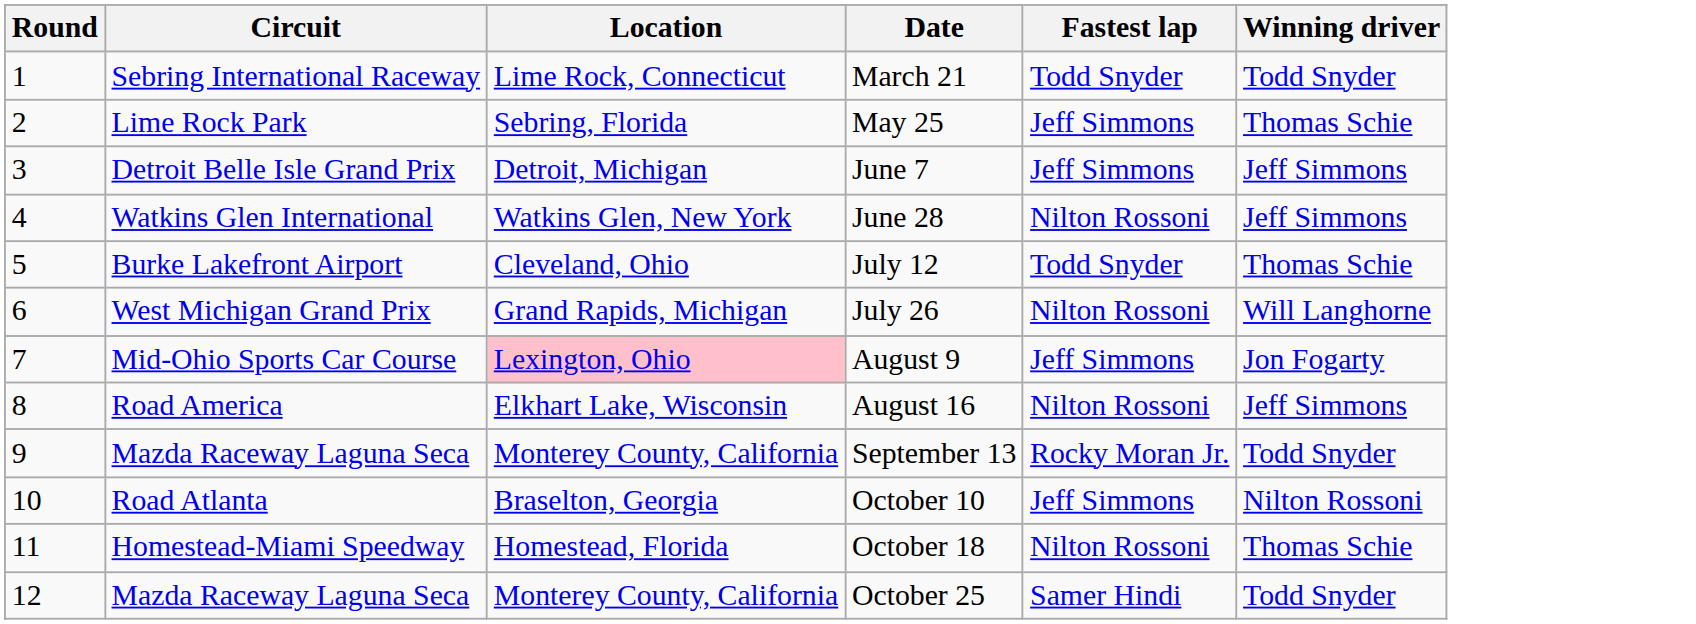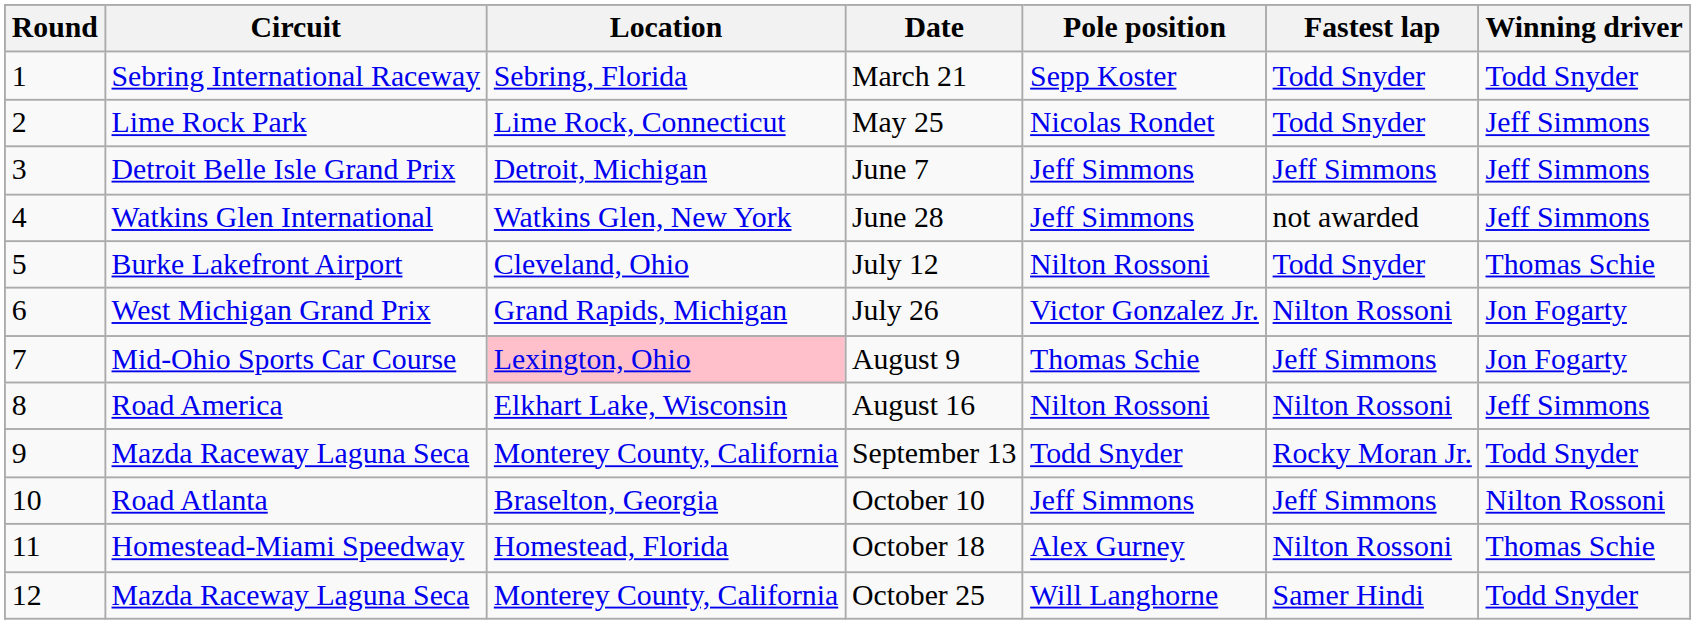+ column: (1144, 28)
(640, 75) Lime Rock, Connecticut -> (591, 75) Sebring, Florida
(591, 122) Sebring, Florida -> (640, 122) Lime Rock, Connecticut
(1112, 122) Jeff Simmons -> (1349, 122) Todd Snyder
(1328, 122) Thomas Schie -> (1568, 122) Jeff Simmons
(1120, 216) Nilton Rossoni -> (1346, 216) not awarded
(1337, 311) Will Langhorne -> (1556, 311) Jon Fogarty
